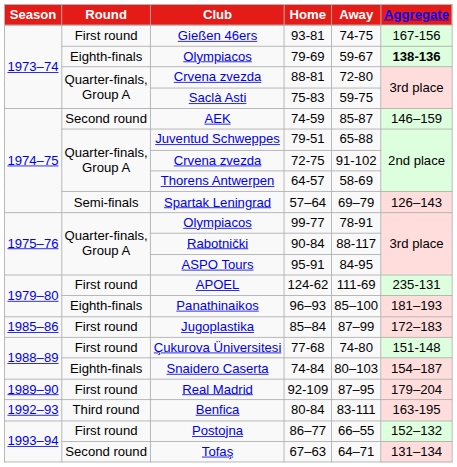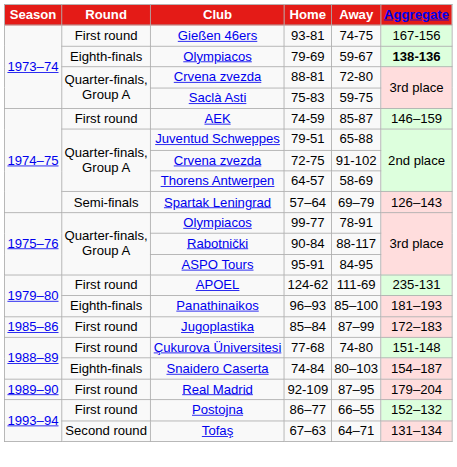(106, 118) Second round -> (106, 118) First round
- row: (218, 410)
